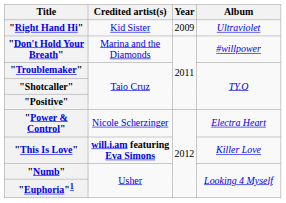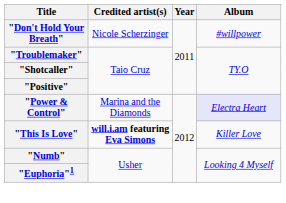- row: (46, 28)
(130, 49) Marina and the Diamonds -> (130, 33) Nicole Scherzinger
(130, 123) Nicole Scherzinger -> (130, 107) Marina and the Diamonds
(239, 123) no background -> (239, 107) lavender background
